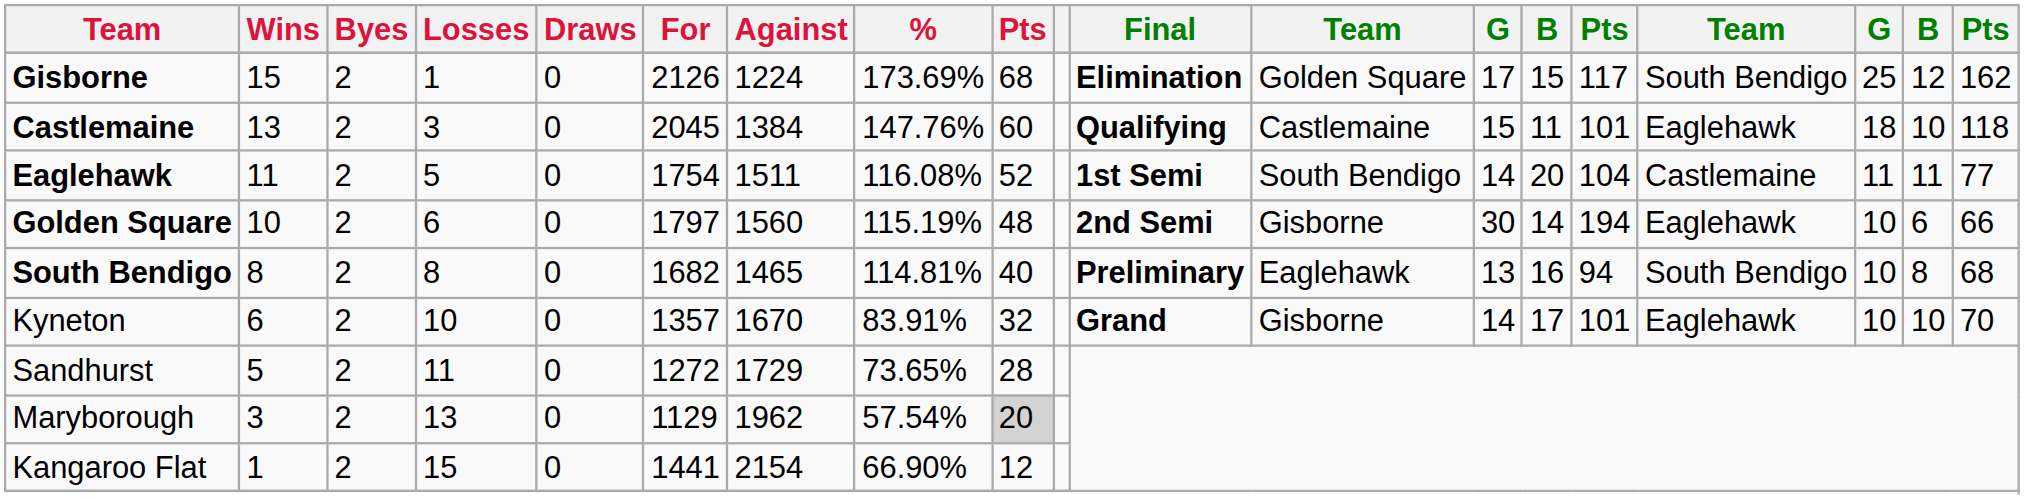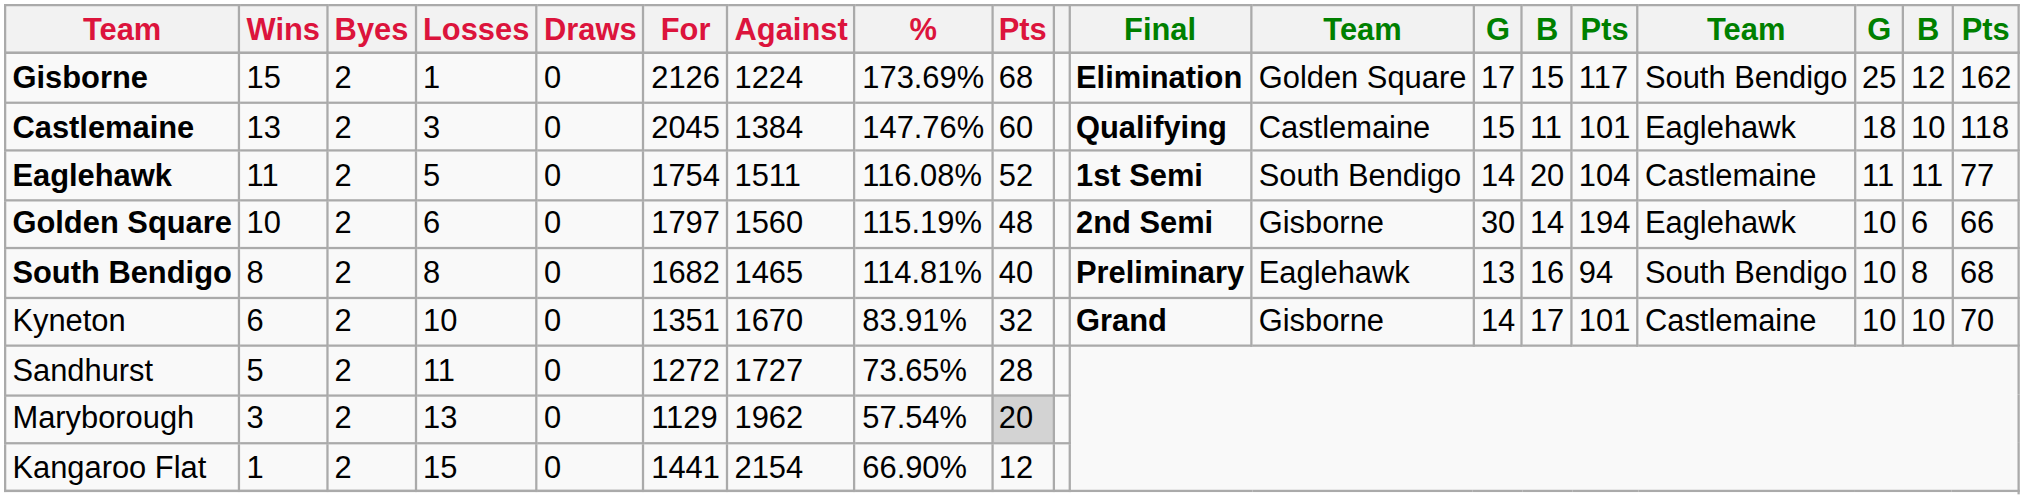(686, 321) 1357 -> (686, 321) 1351
(1720, 321) Eaglehawk -> (1731, 321) Castlemaine
(769, 370) 1729 -> (769, 370) 1727
